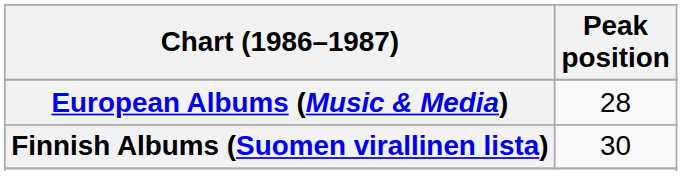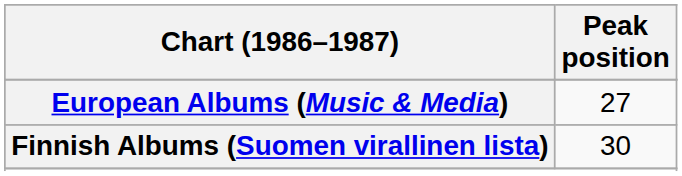(616, 102) 28 -> (616, 102) 27
